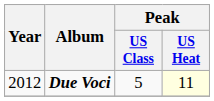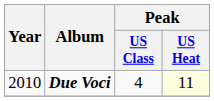(25, 83) 2012 -> (25, 83) 2010
(138, 83) 5 -> (138, 83) 4
